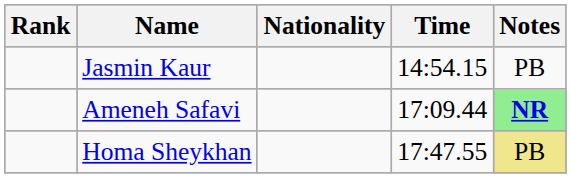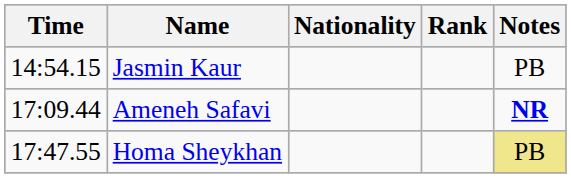columns swapped: (41, 25) <-> (442, 25)
(530, 109) lightgreen background -> (530, 109) no background
